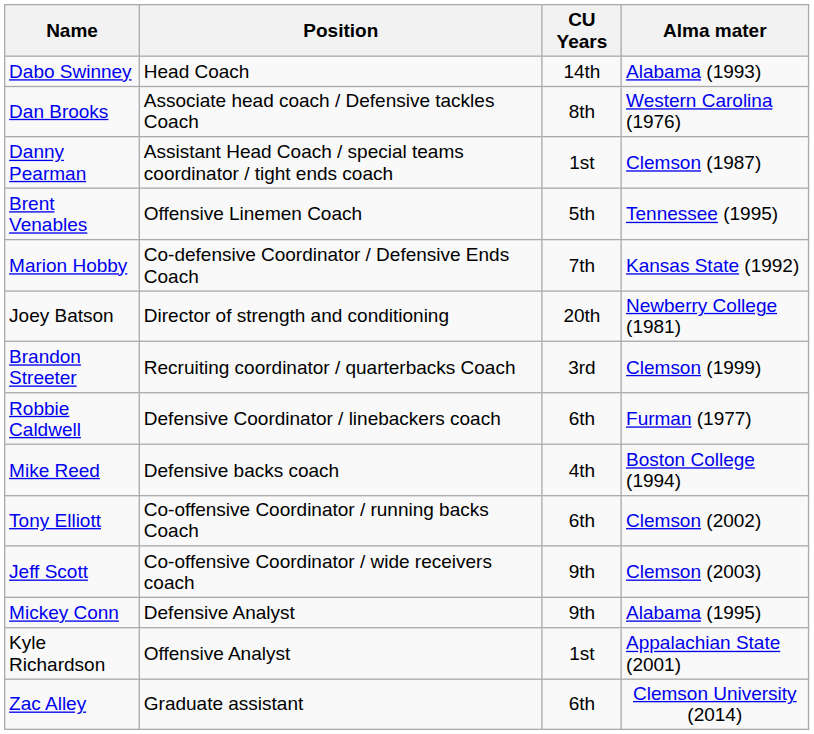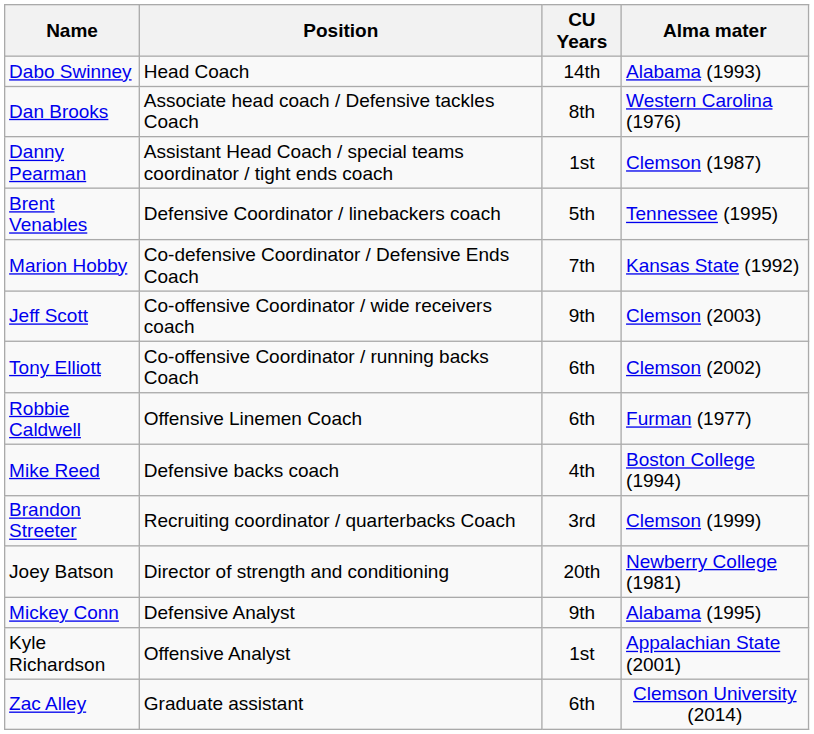(253, 214) Offensive Linemen Coach -> (322, 214) Defensive Coordinator / linebackers coach
rows swapped: (49, 572) <-> (61, 316)
rows swapped: (55, 521) <-> (45, 368)
(322, 419) Defensive Coordinator / linebackers coach -> (253, 419) Offensive Linemen Coach
